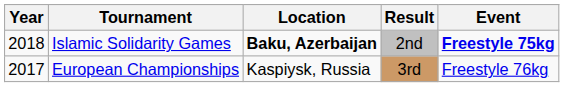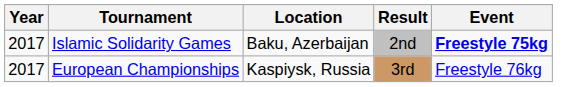(26, 43) 2018 -> (26, 43) 2017
(312, 43) bold -> (308, 43) normal
